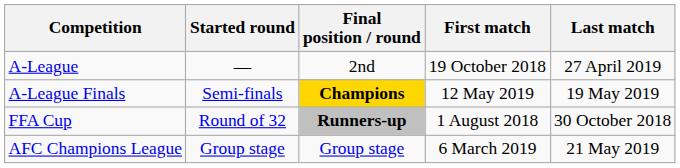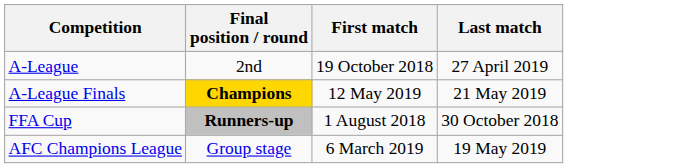- column: (242, 28)
(613, 93) 19 May 2019 -> (500, 93) 21 May 2019
(613, 148) 21 May 2019 -> (500, 148) 19 May 2019
